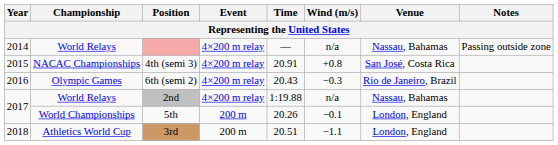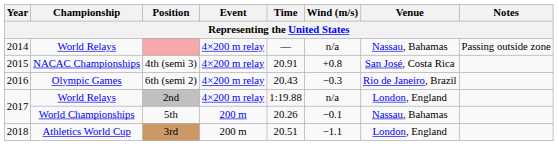(410, 98) Nassau, Bahamas -> (410, 98) London, England
(410, 115) London, England -> (410, 115) Nassau, Bahamas
